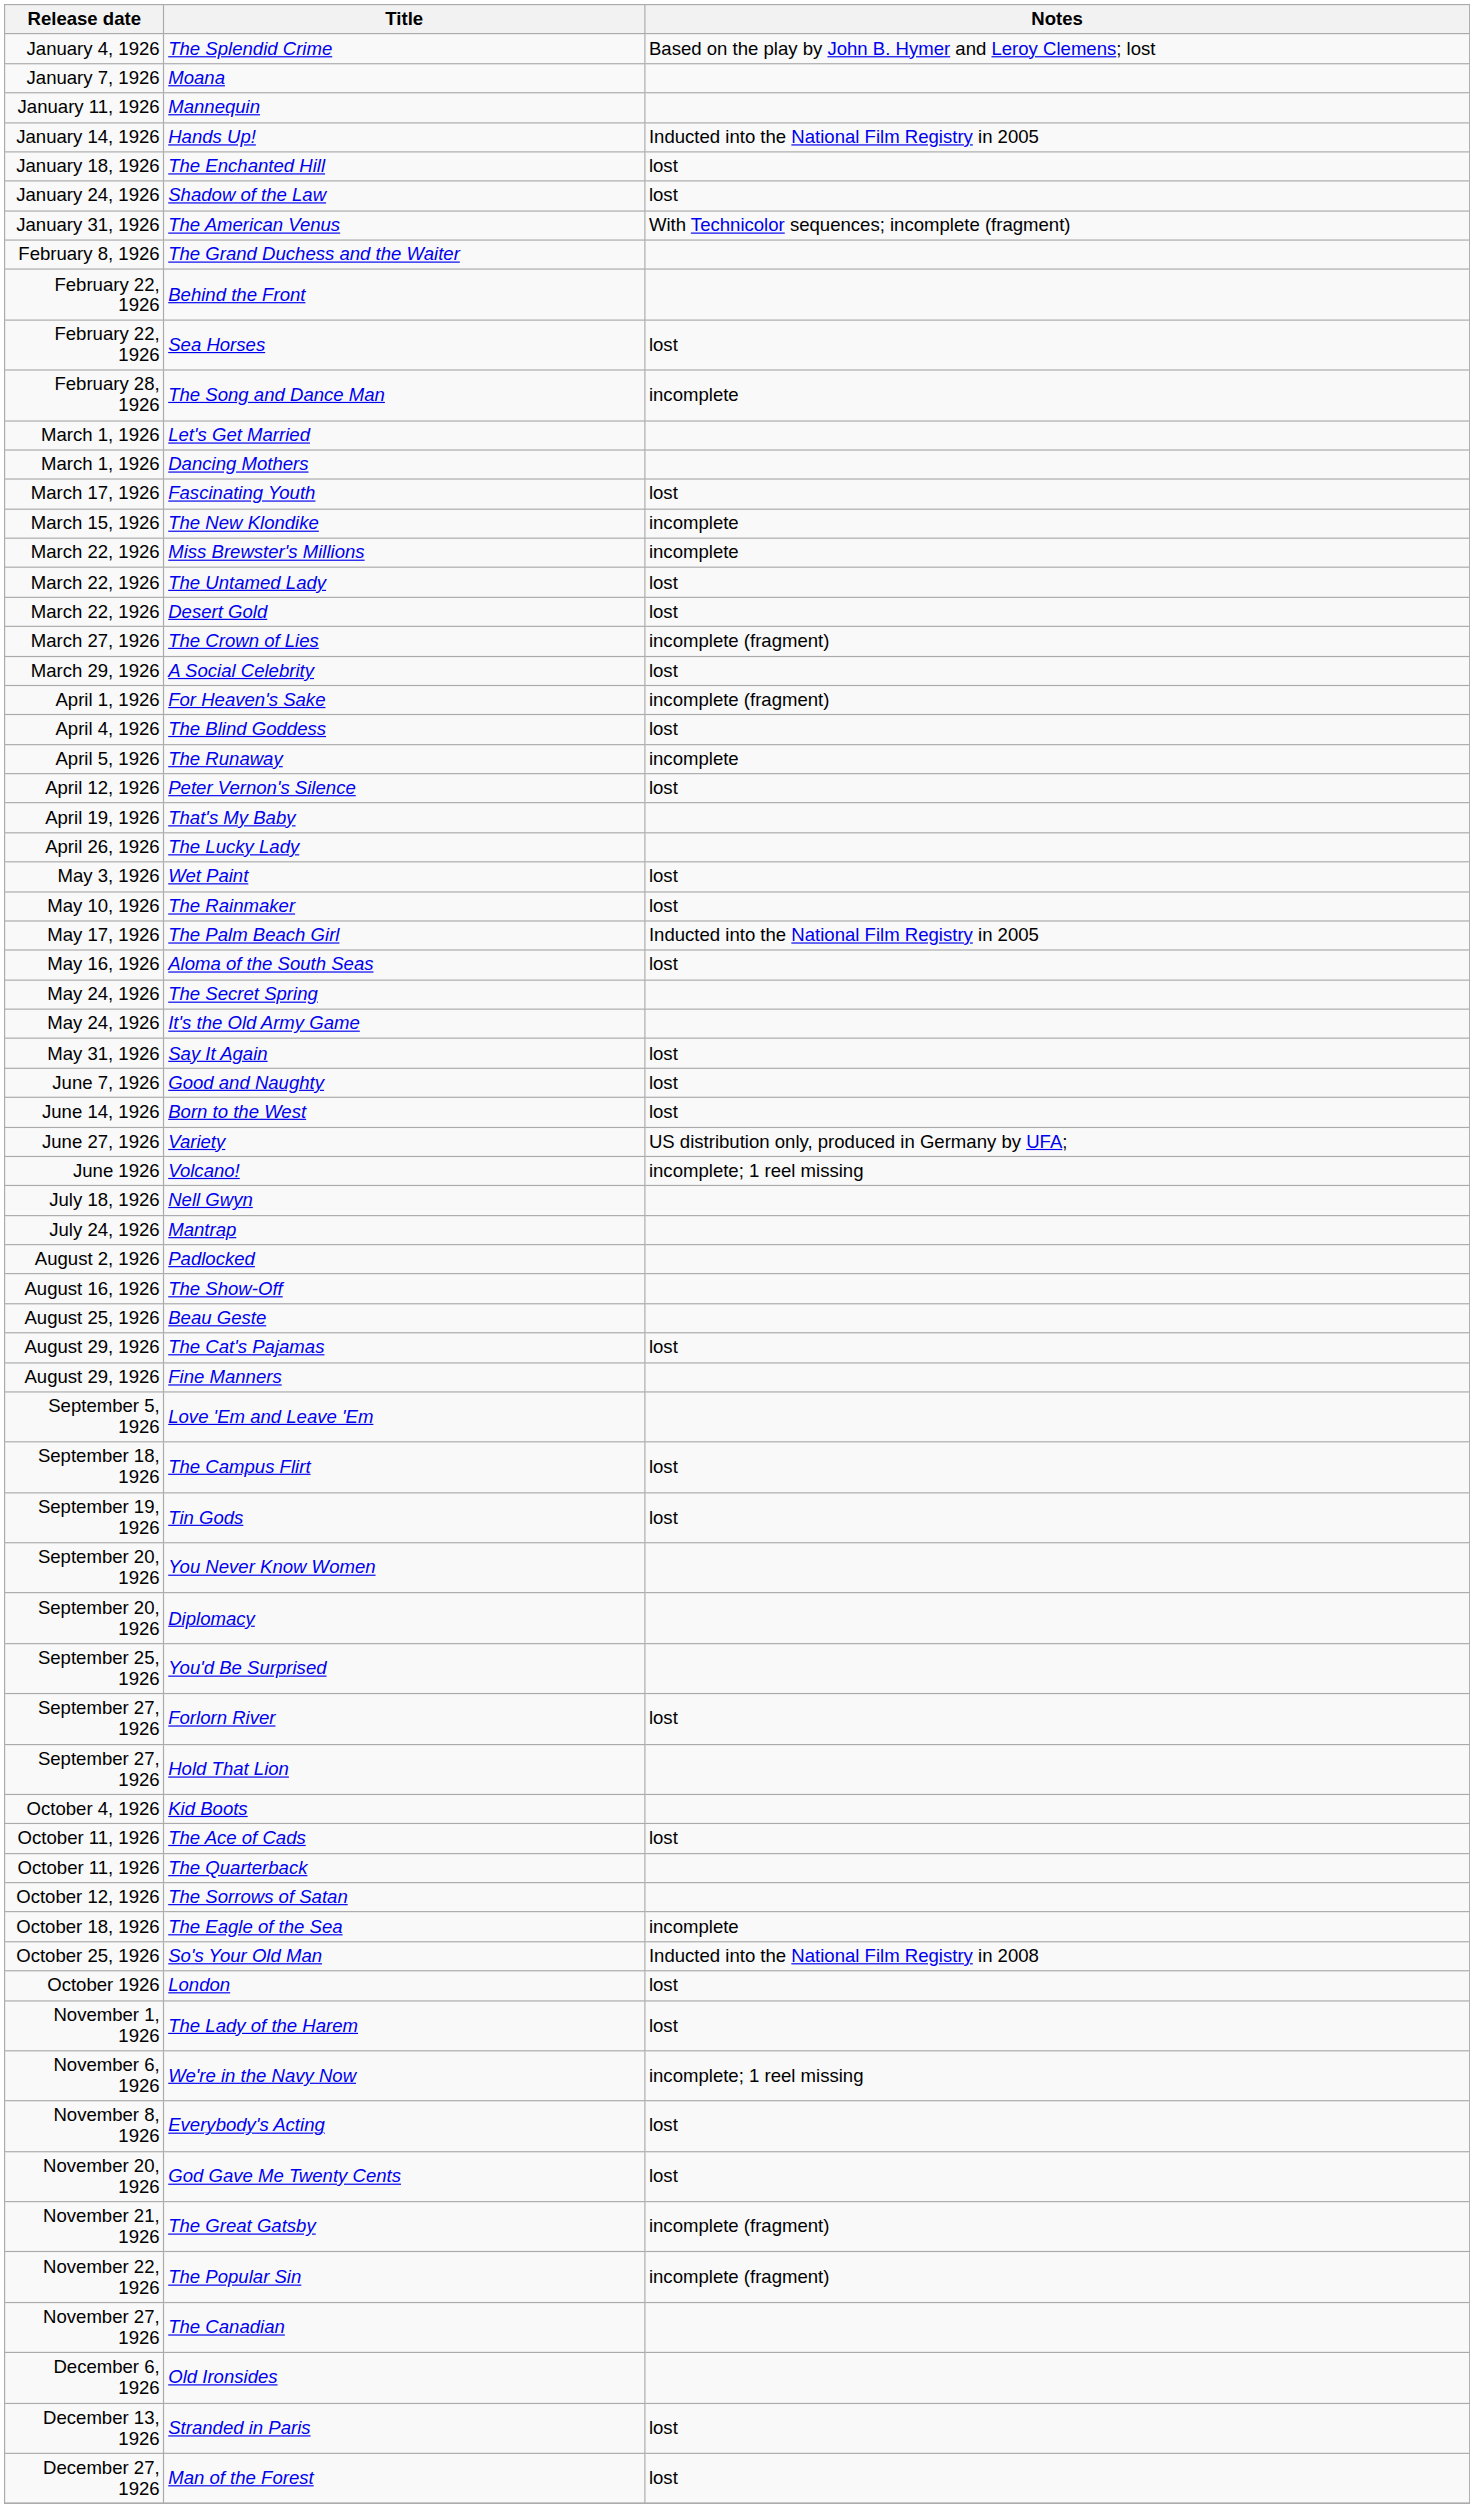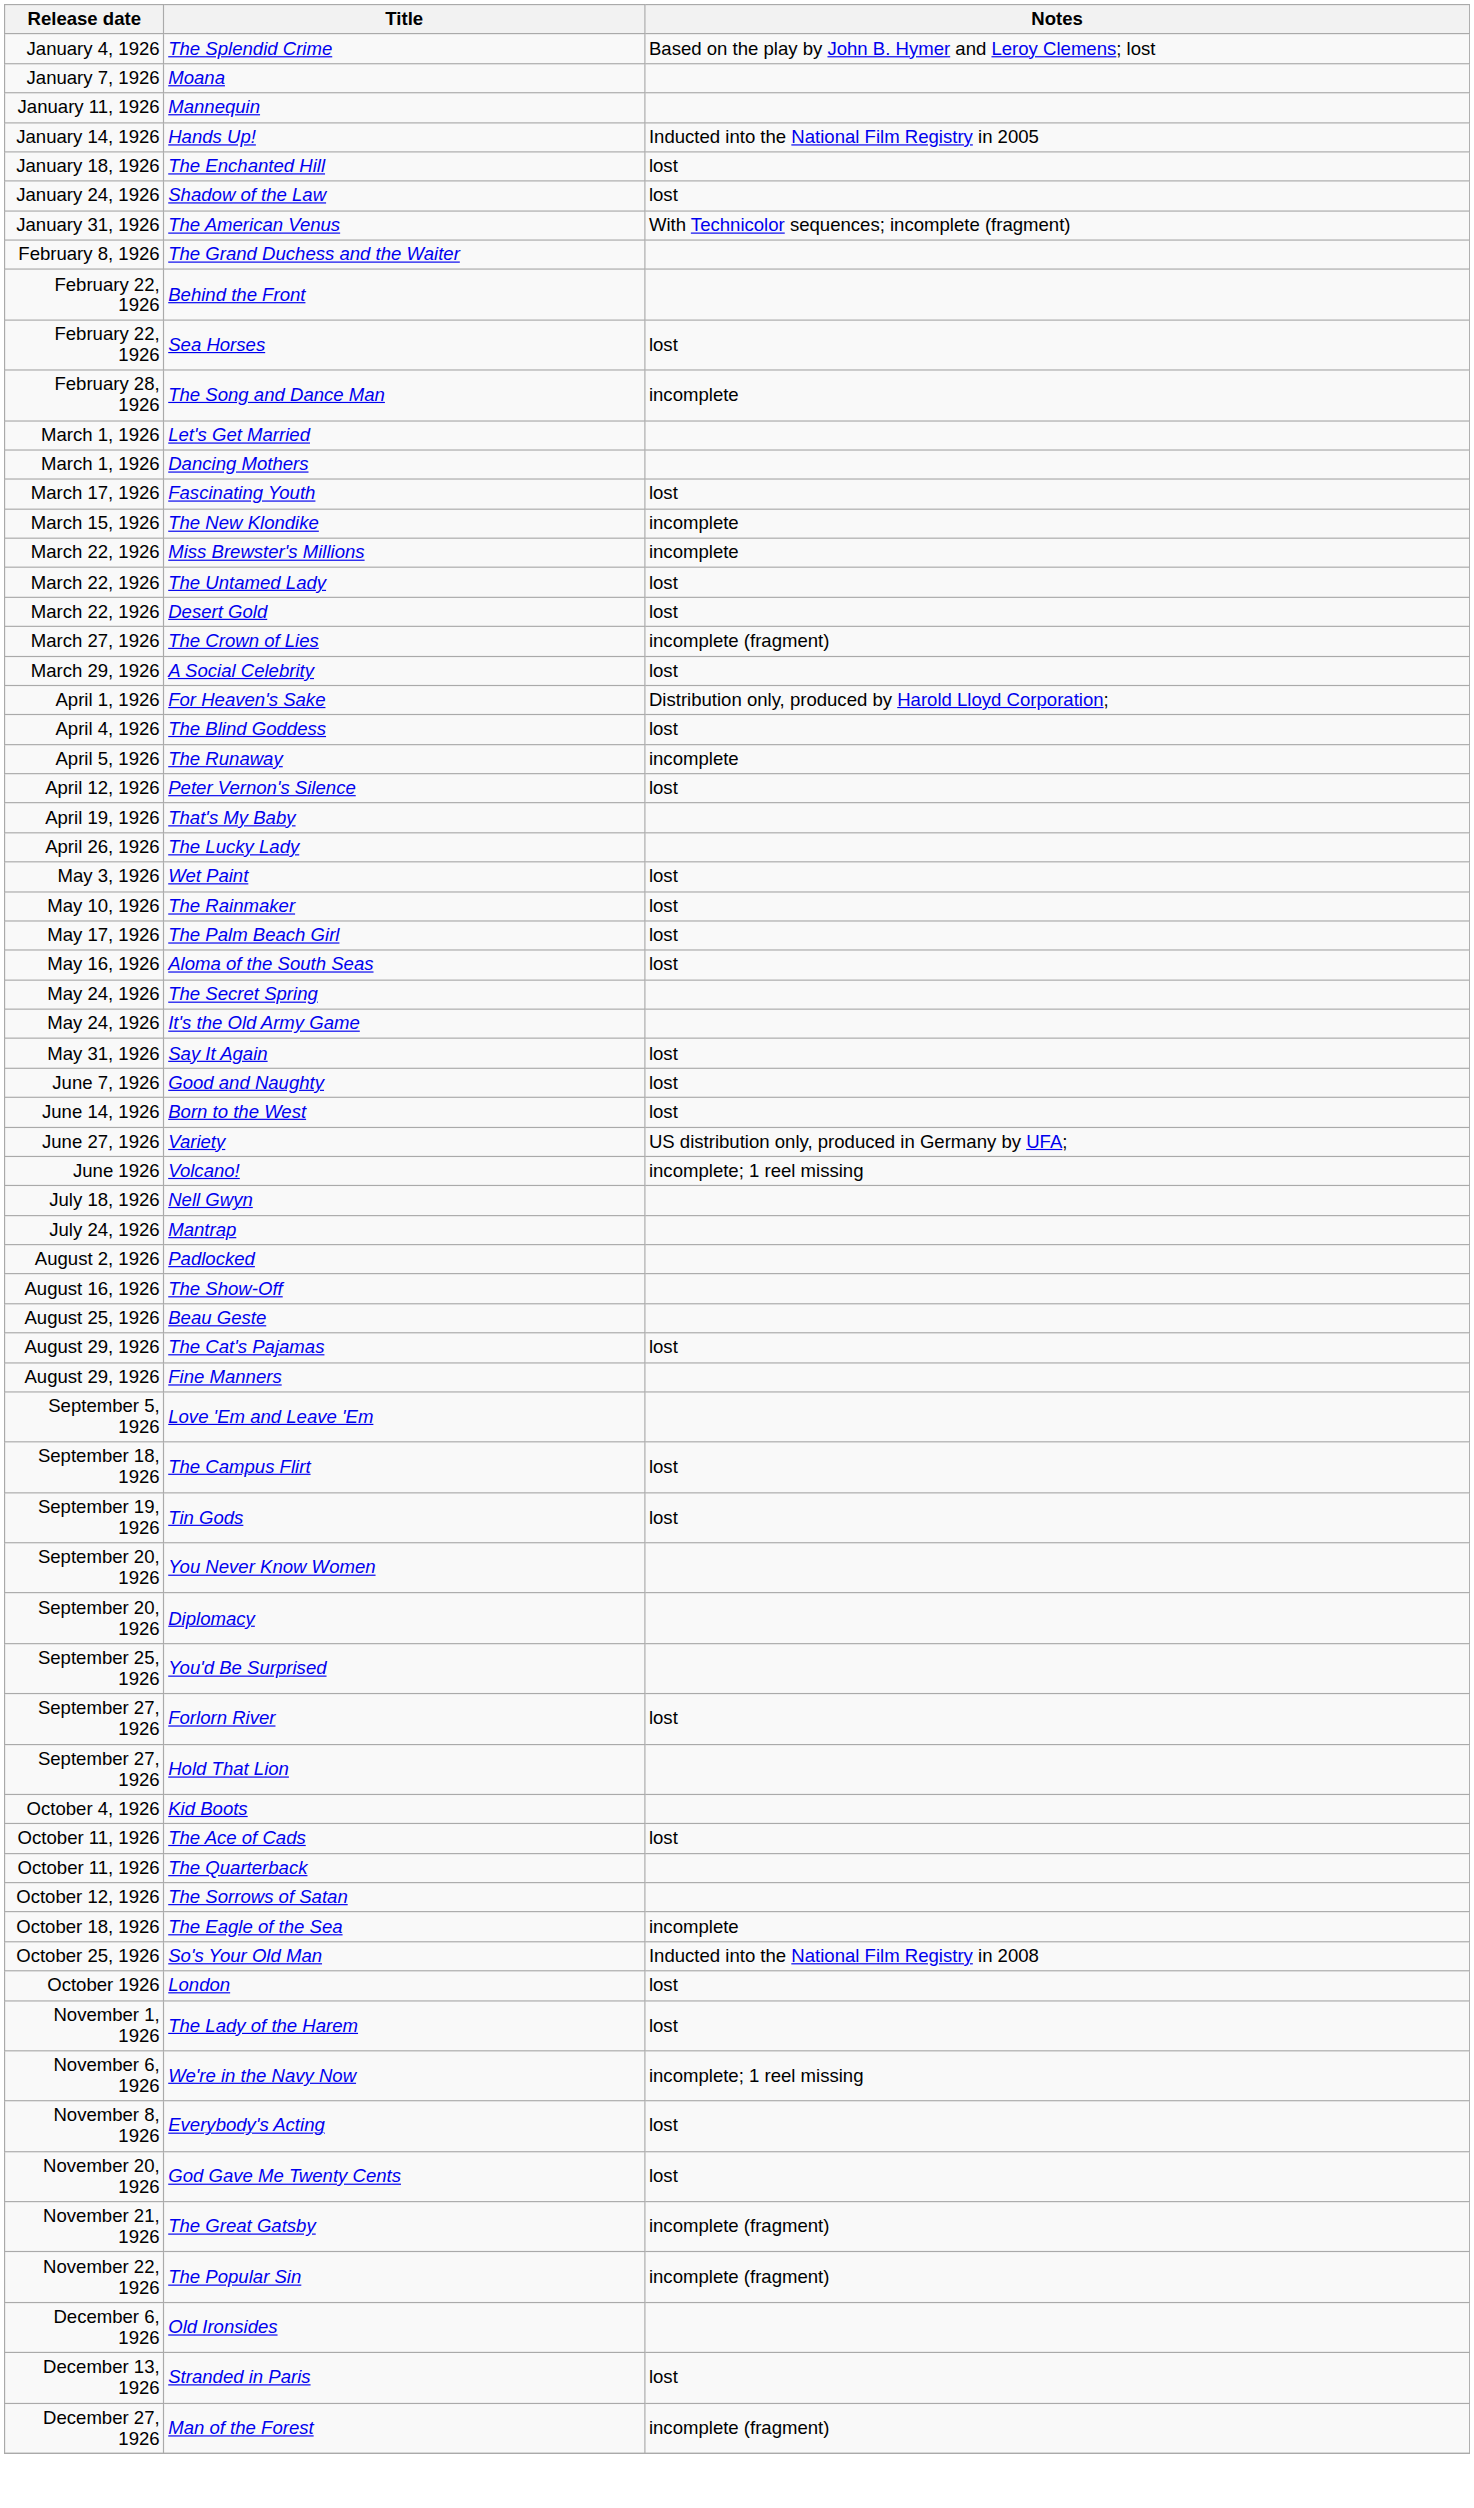(739, 699) incomplete (fragment) -> (879, 699) Distribution only, produced by Harold Lloyd Corporation;
(844, 935) Inducted into the National Film Registry in 2005 -> (663, 935) lost
- row: (227, 2327)
(663, 2478) lost -> (739, 2427) incomplete (fragment)
